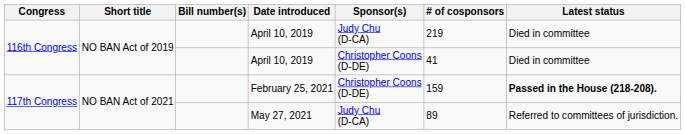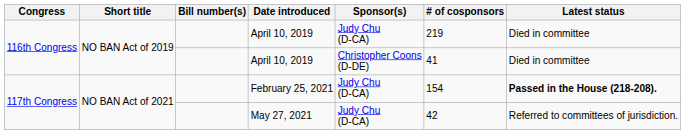(380, 88) Christopher Coons (D-DE) -> (359, 88) Judy Chu (D-CA)
(435, 88) 159 -> (435, 88) 154
(432, 116) 89 -> (432, 116) 42
